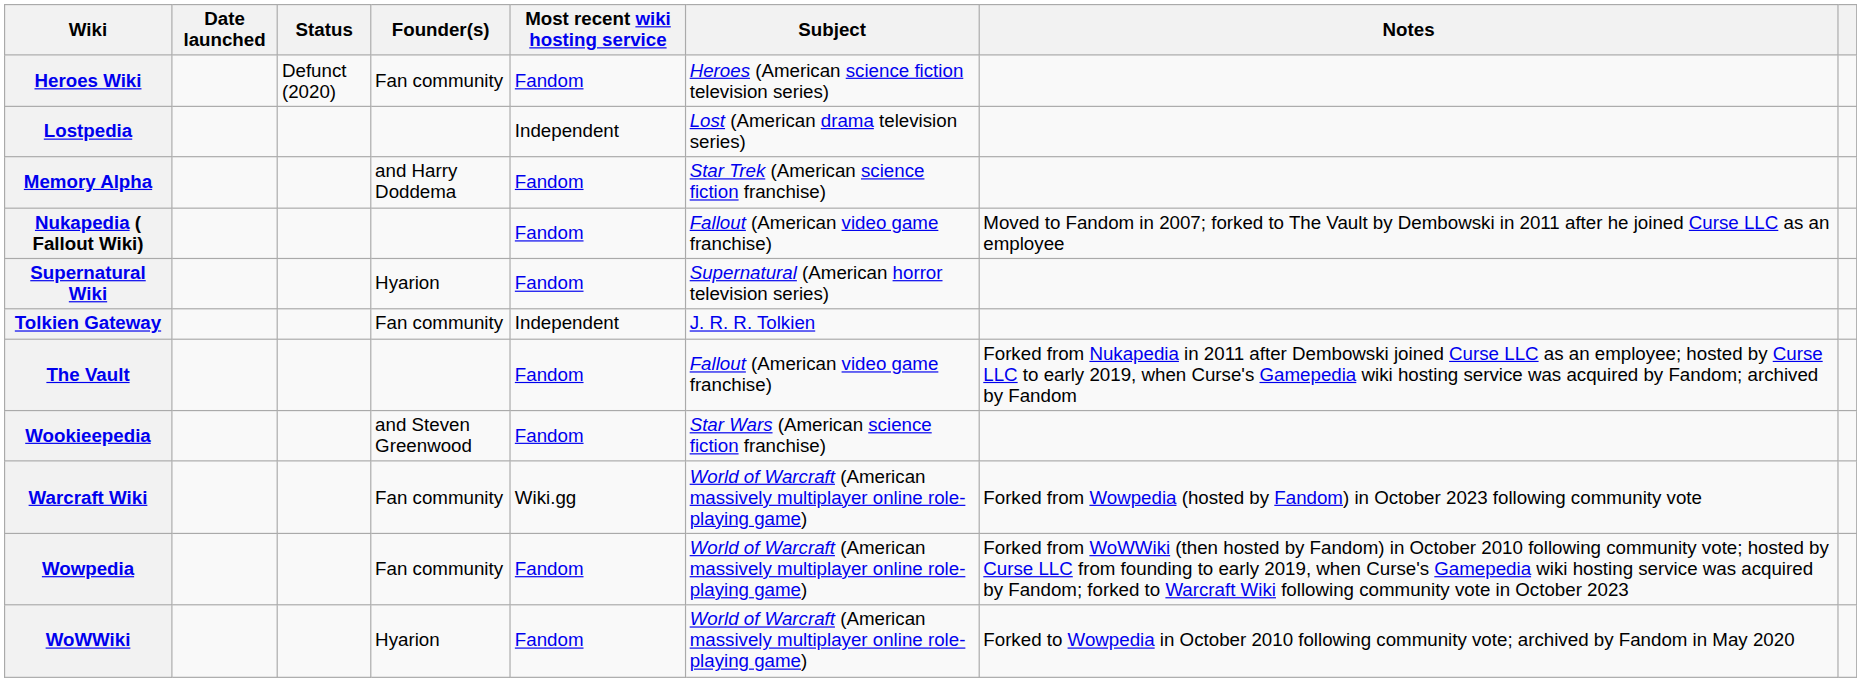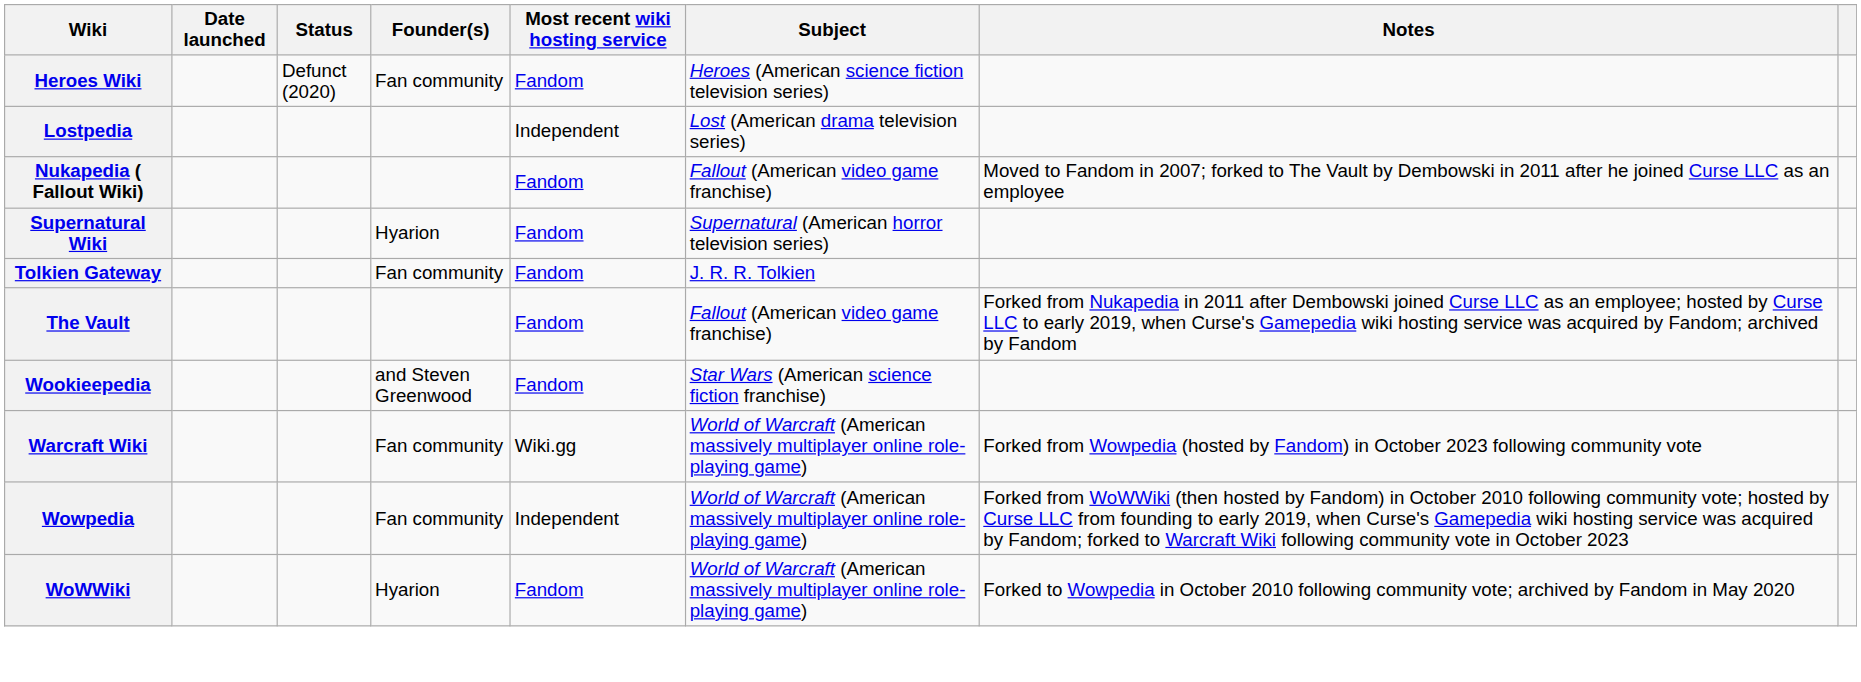- row: (88, 182)
(567, 323) Independent -> (549, 273) Fandom
(549, 568) Fandom -> (567, 518) Independent
